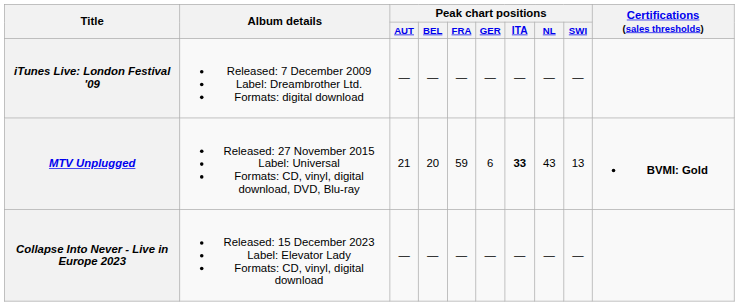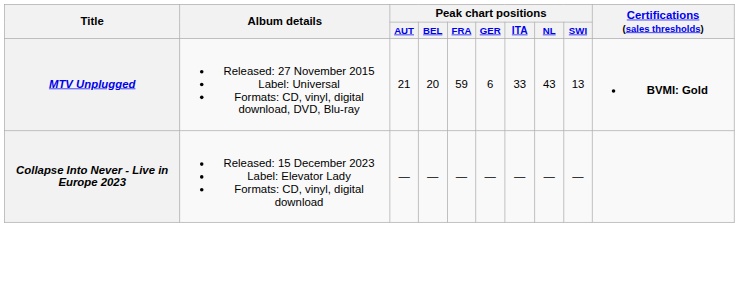- row: (92, 78)
(520, 163) bold -> (520, 84) normal
